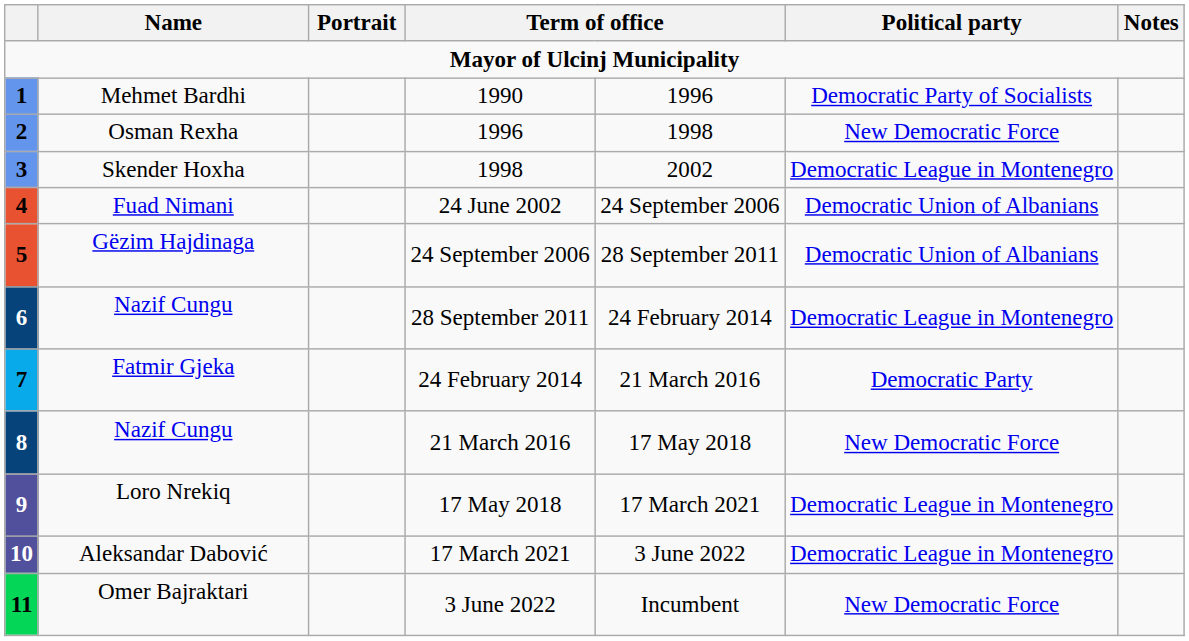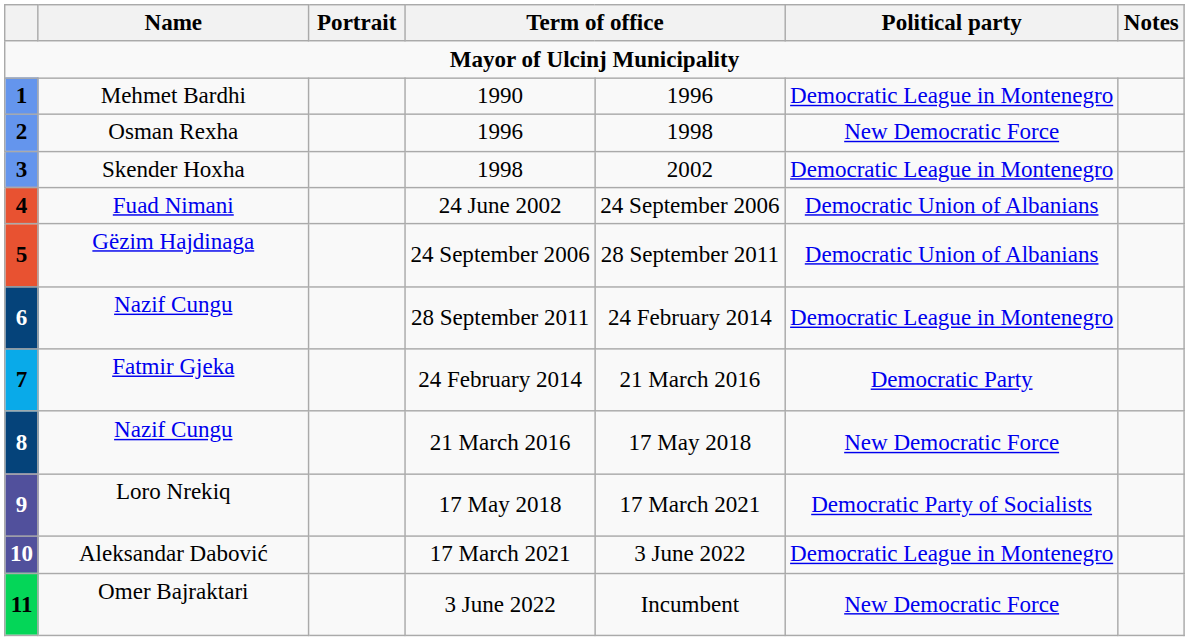(952, 95) Democratic Party of Socialists -> (952, 95) Democratic League in Montenegro
(952, 504) Democratic League in Montenegro -> (952, 504) Democratic Party of Socialists
